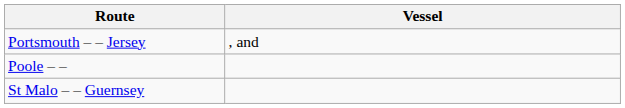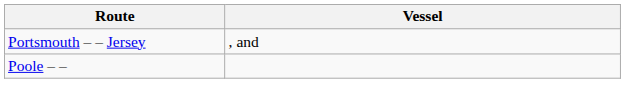- row: (76, 90)
